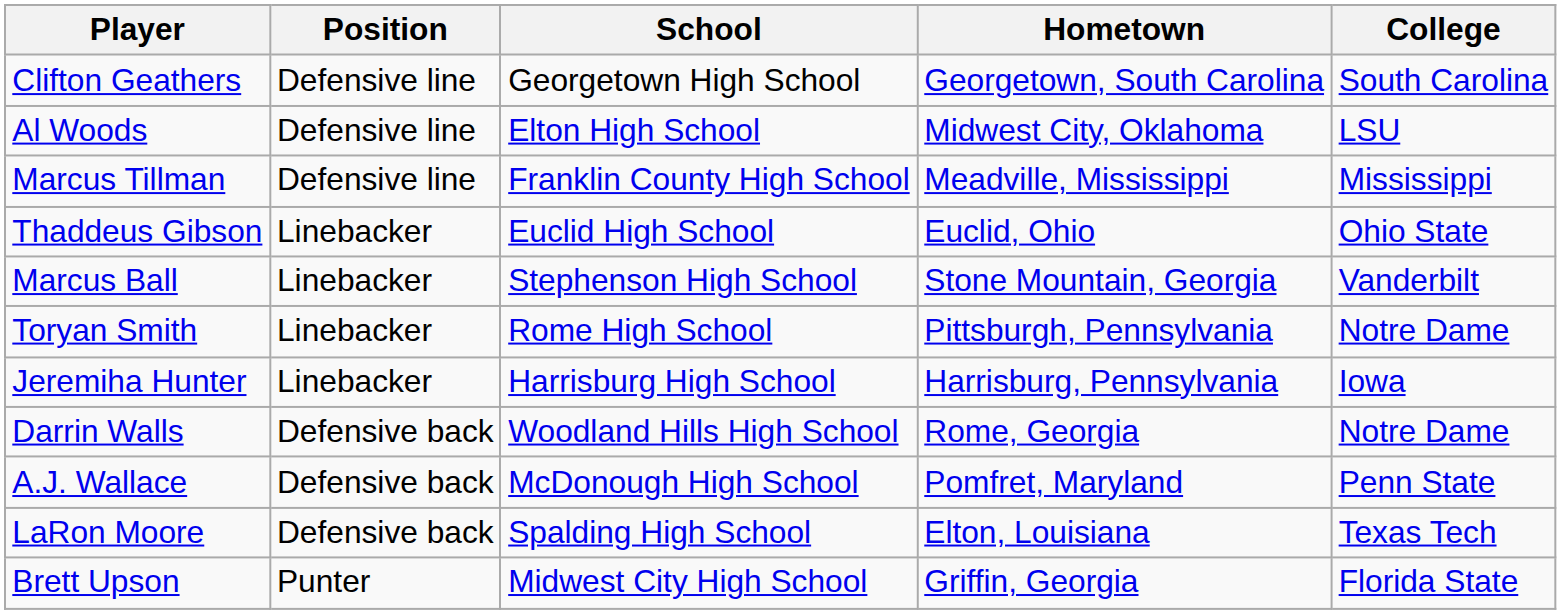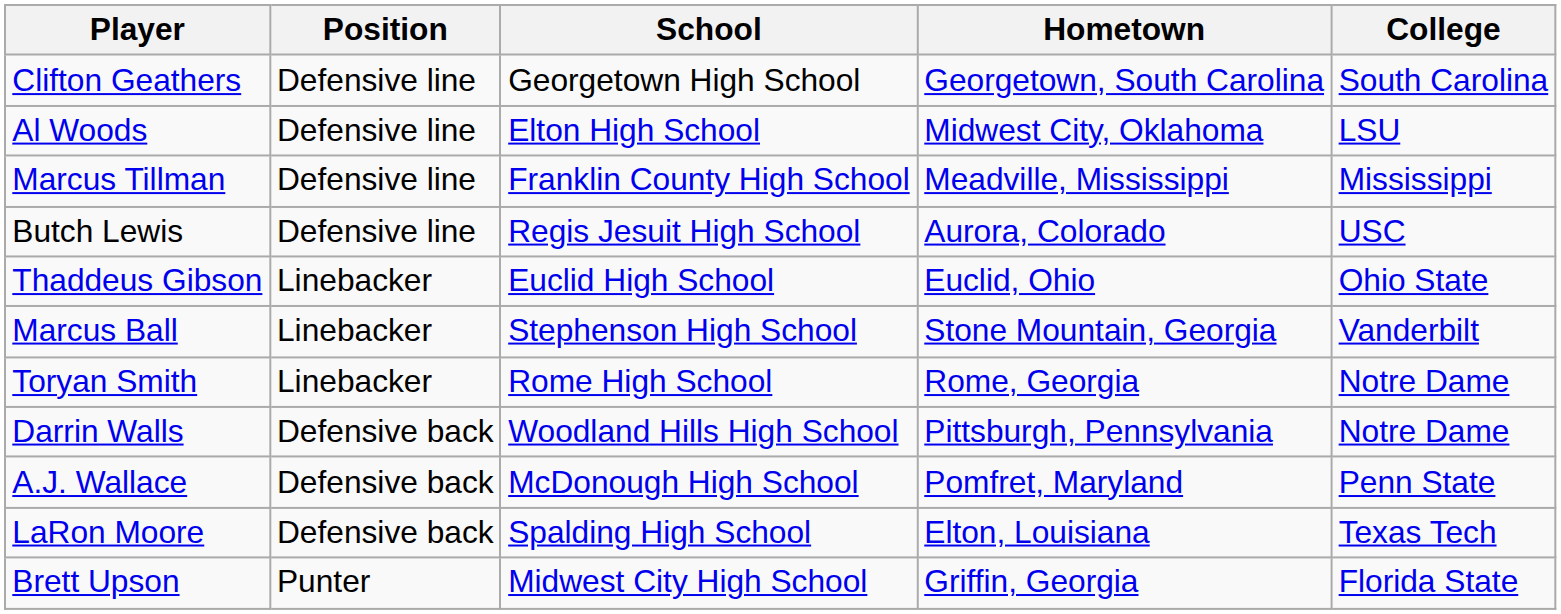+ row: (98, 230)
(1099, 331) Pittsburgh, Pennsylvania -> (1032, 381) Rome, Georgia
- row: (129, 381)
(1032, 431) Rome, Georgia -> (1099, 431) Pittsburgh, Pennsylvania
